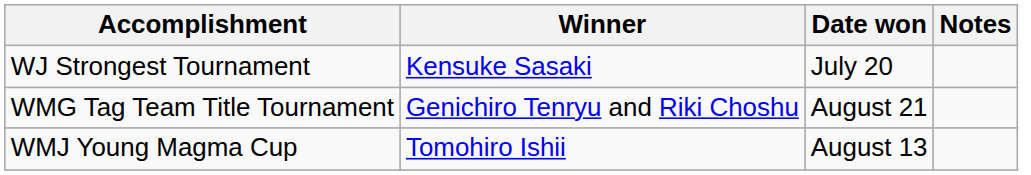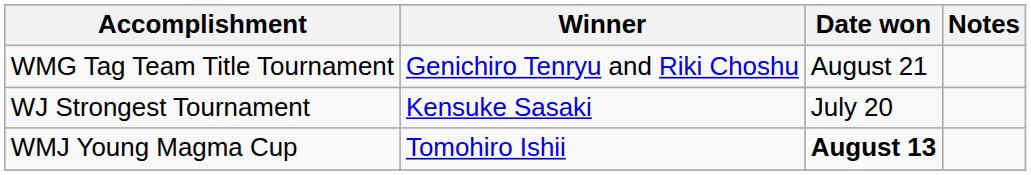rows swapped: (160, 66) <-> (202, 107)
(869, 148) normal -> (873, 148) bold
